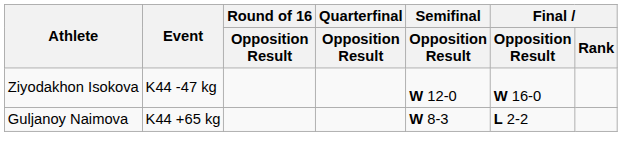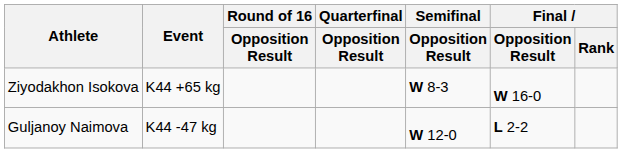(181, 87) K44 -47 kg -> (183, 87) K44 +65 kg
(433, 95) W 12-0 -> (429, 87) W 8-3
(183, 119) K44 +65 kg -> (181, 127) K44 -47 kg
(429, 119) W 8-3 -> (433, 135) W 12-0
